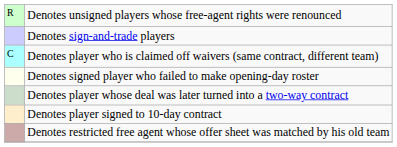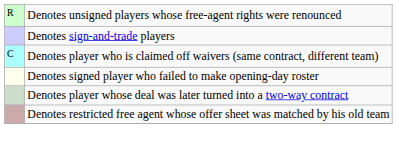- row: (125, 114)
